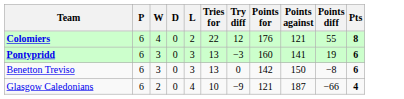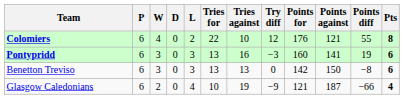+ column: (244, 17)
